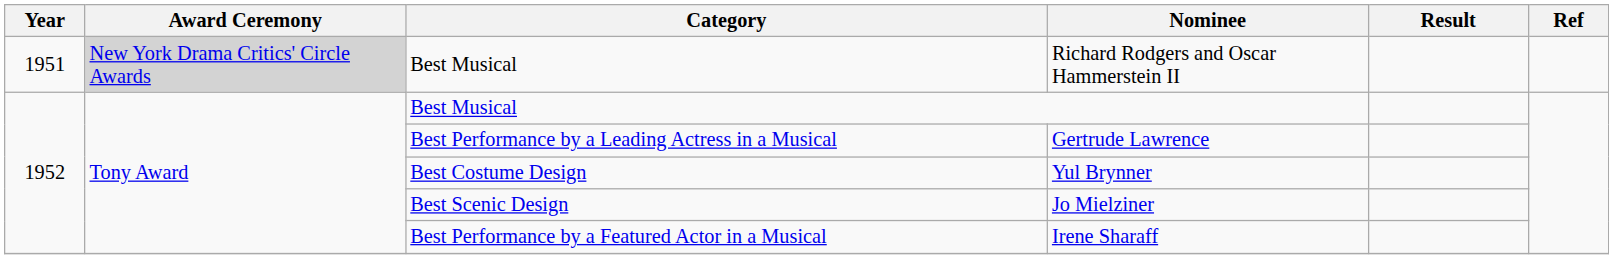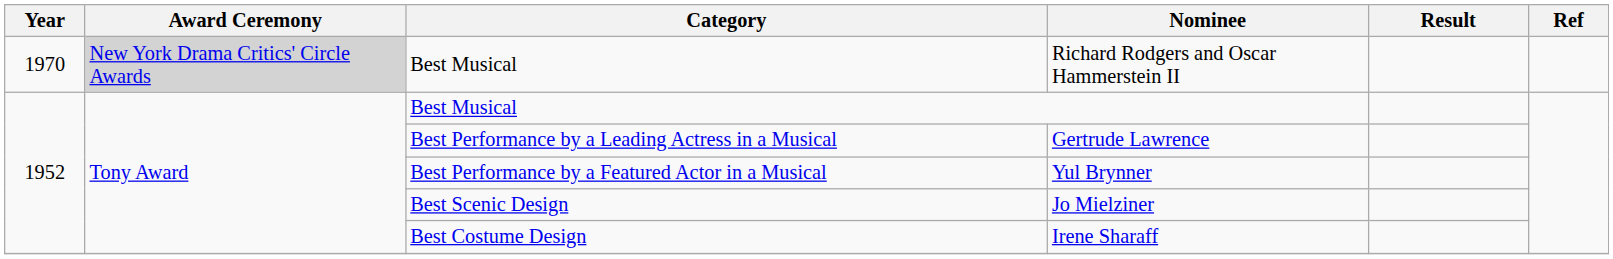(45, 64) 1951 -> (45, 64) 1970
(498, 172) Best Costume Design -> (619, 172) Best Performance by a Featured Actor in a Musical
(619, 236) Best Performance by a Featured Actor in a Musical -> (498, 236) Best Costume Design
